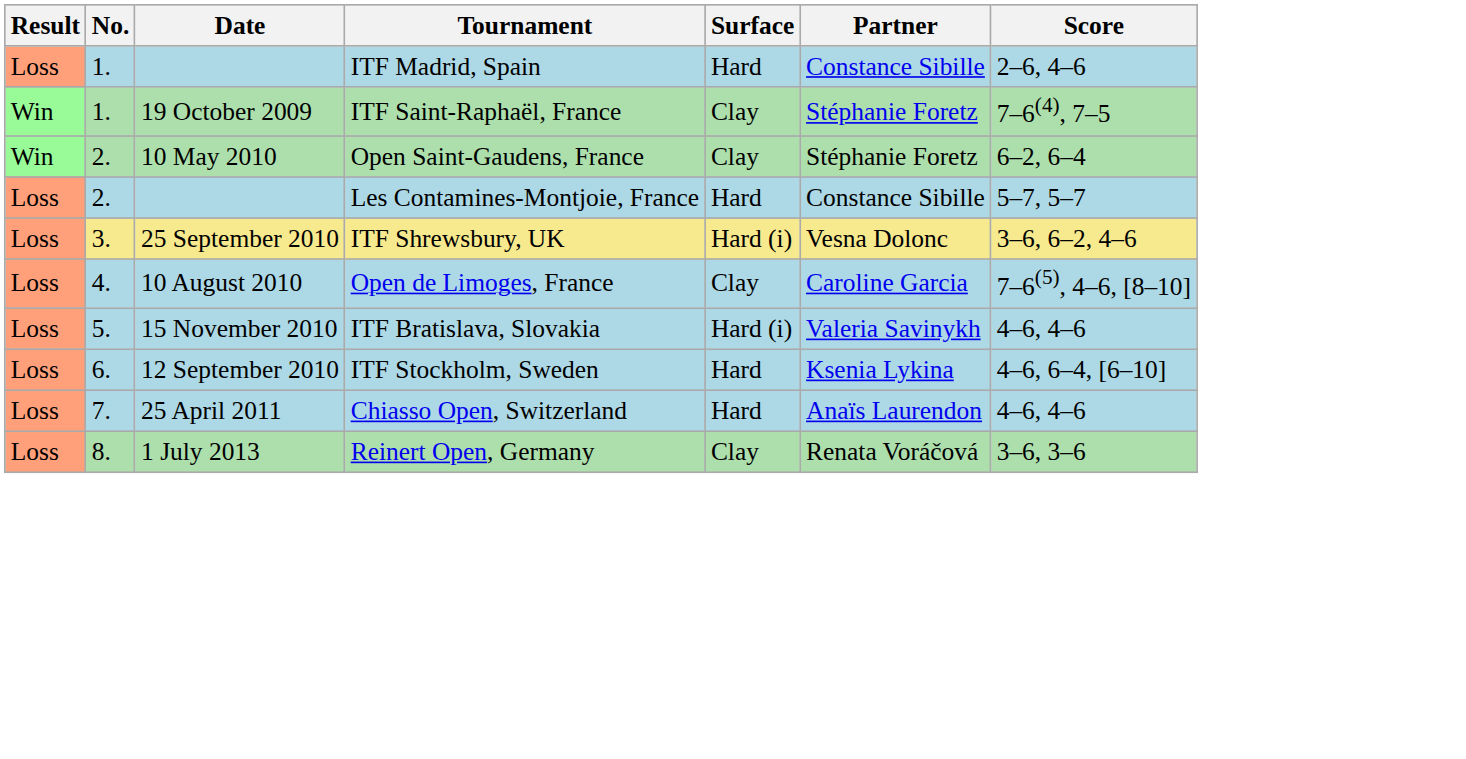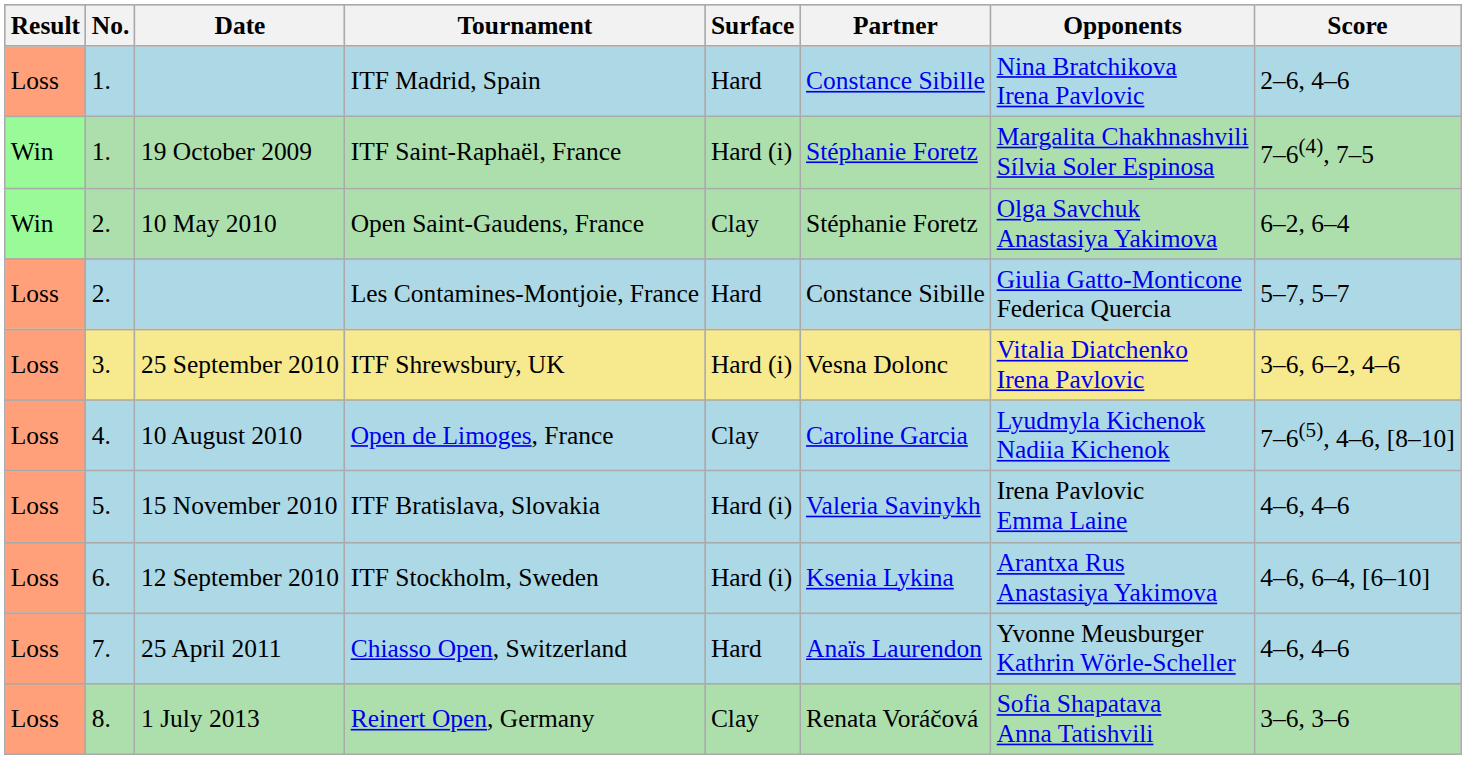+ column: (1123, 24)
(735, 110) Clay -> (752, 151) Hard (i)
(736, 368) Hard -> (752, 576) Hard (i)
